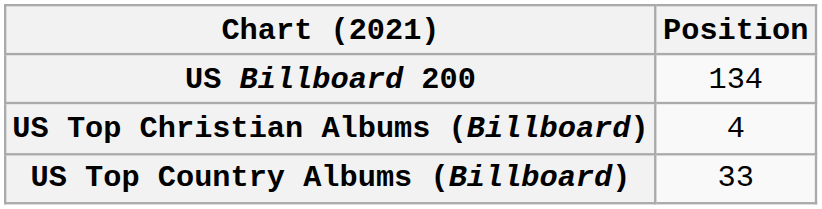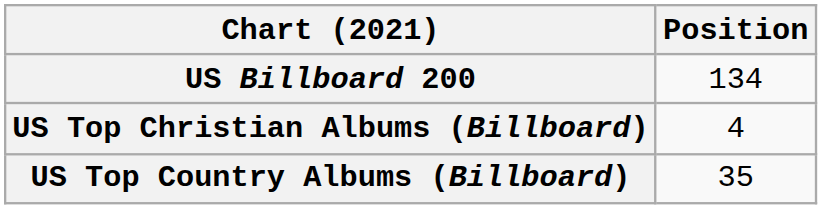(736, 178) 33 -> (736, 178) 35
